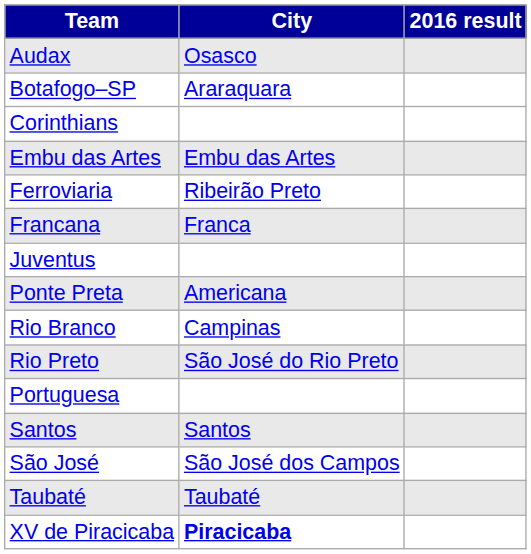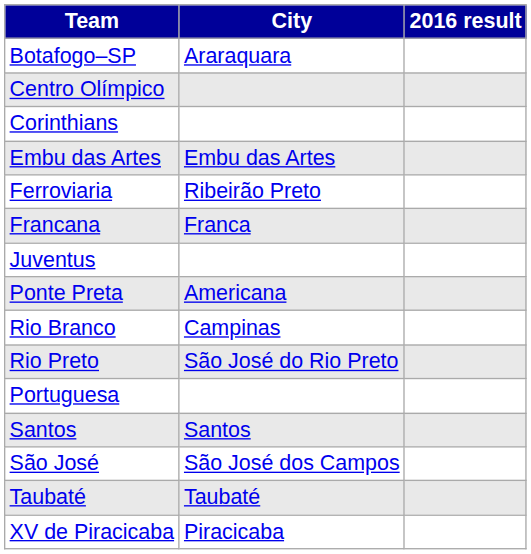- row: (40, 55)
+ row: (87, 89)
(238, 531) bold -> (234, 531) normal
